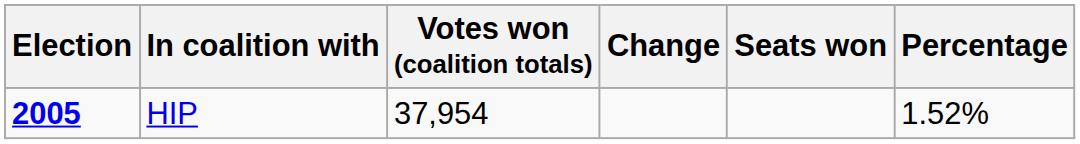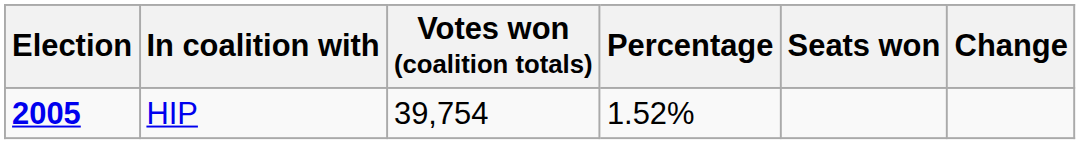columns swapped: (985, 46) <-> (664, 46)
(441, 112) 37,954 -> (441, 112) 39,754
